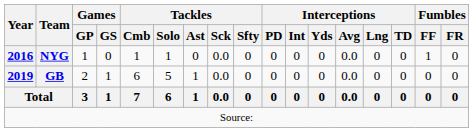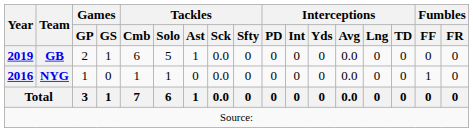rows swapped: (55, 55) <-> (55, 76)
